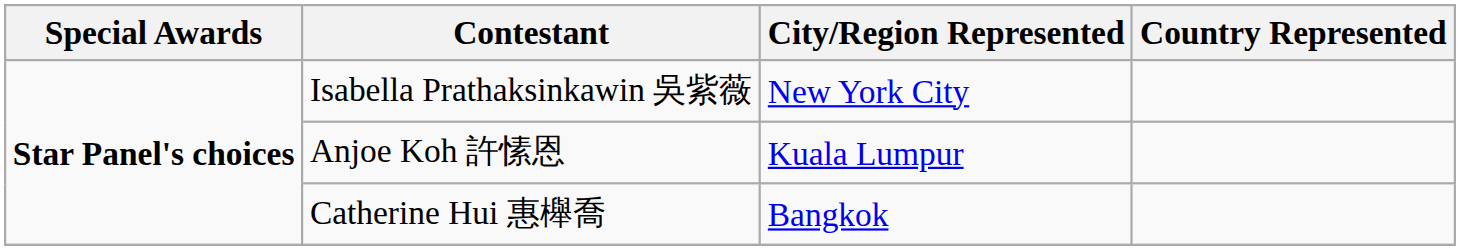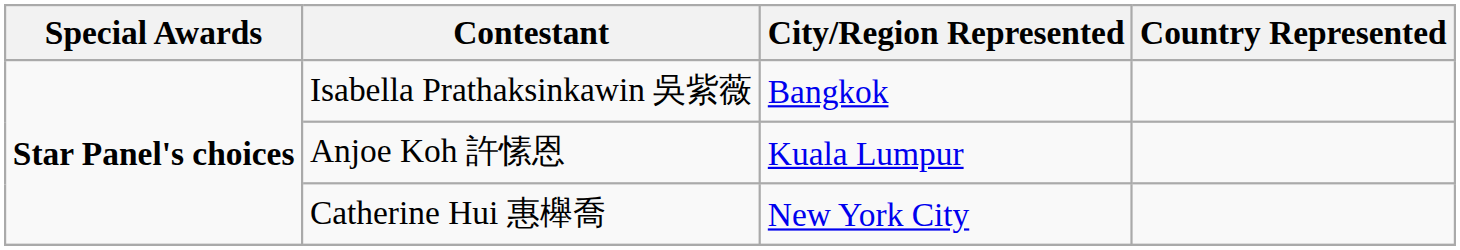(869, 90) New York City -> (828, 90) Bangkok
(828, 214) Bangkok -> (869, 214) New York City
